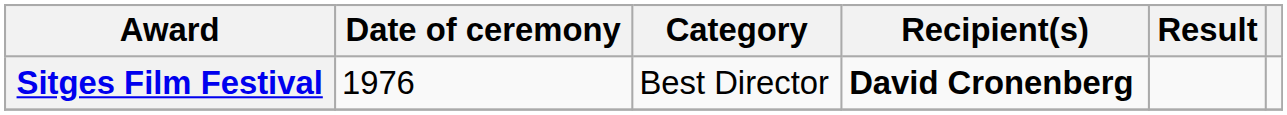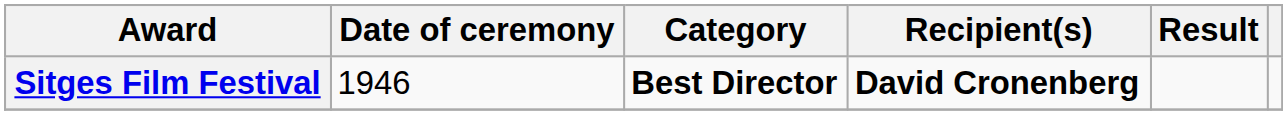(378, 82) 1976 -> (374, 82) 1946
(734, 82) normal -> (734, 82) bold
